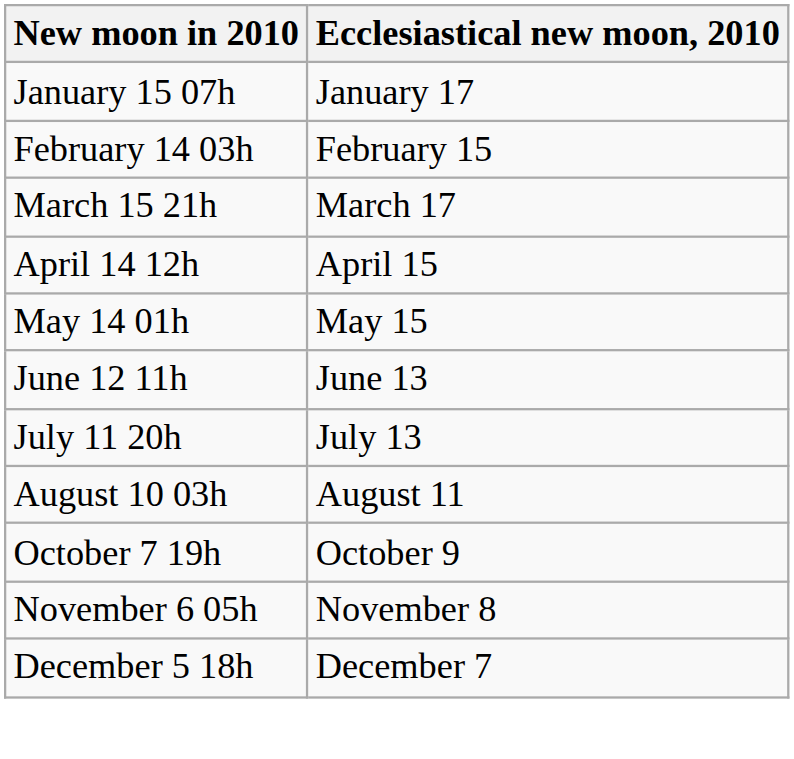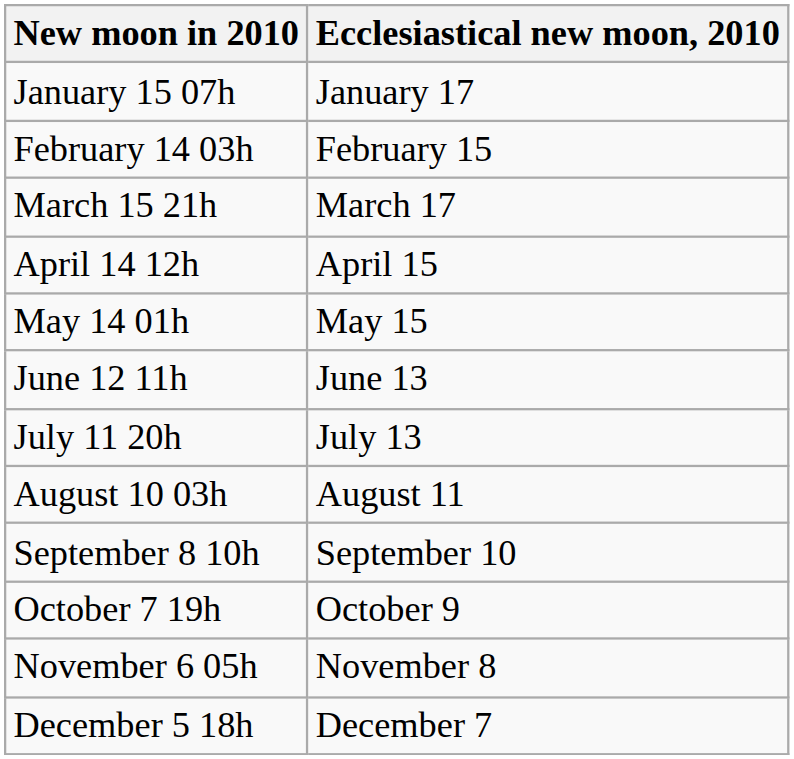+ row: (137, 551)
